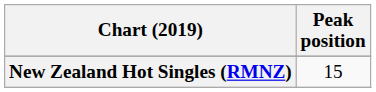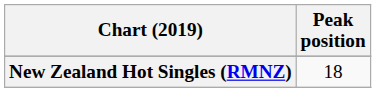(333, 71) 15 -> (333, 71) 18
